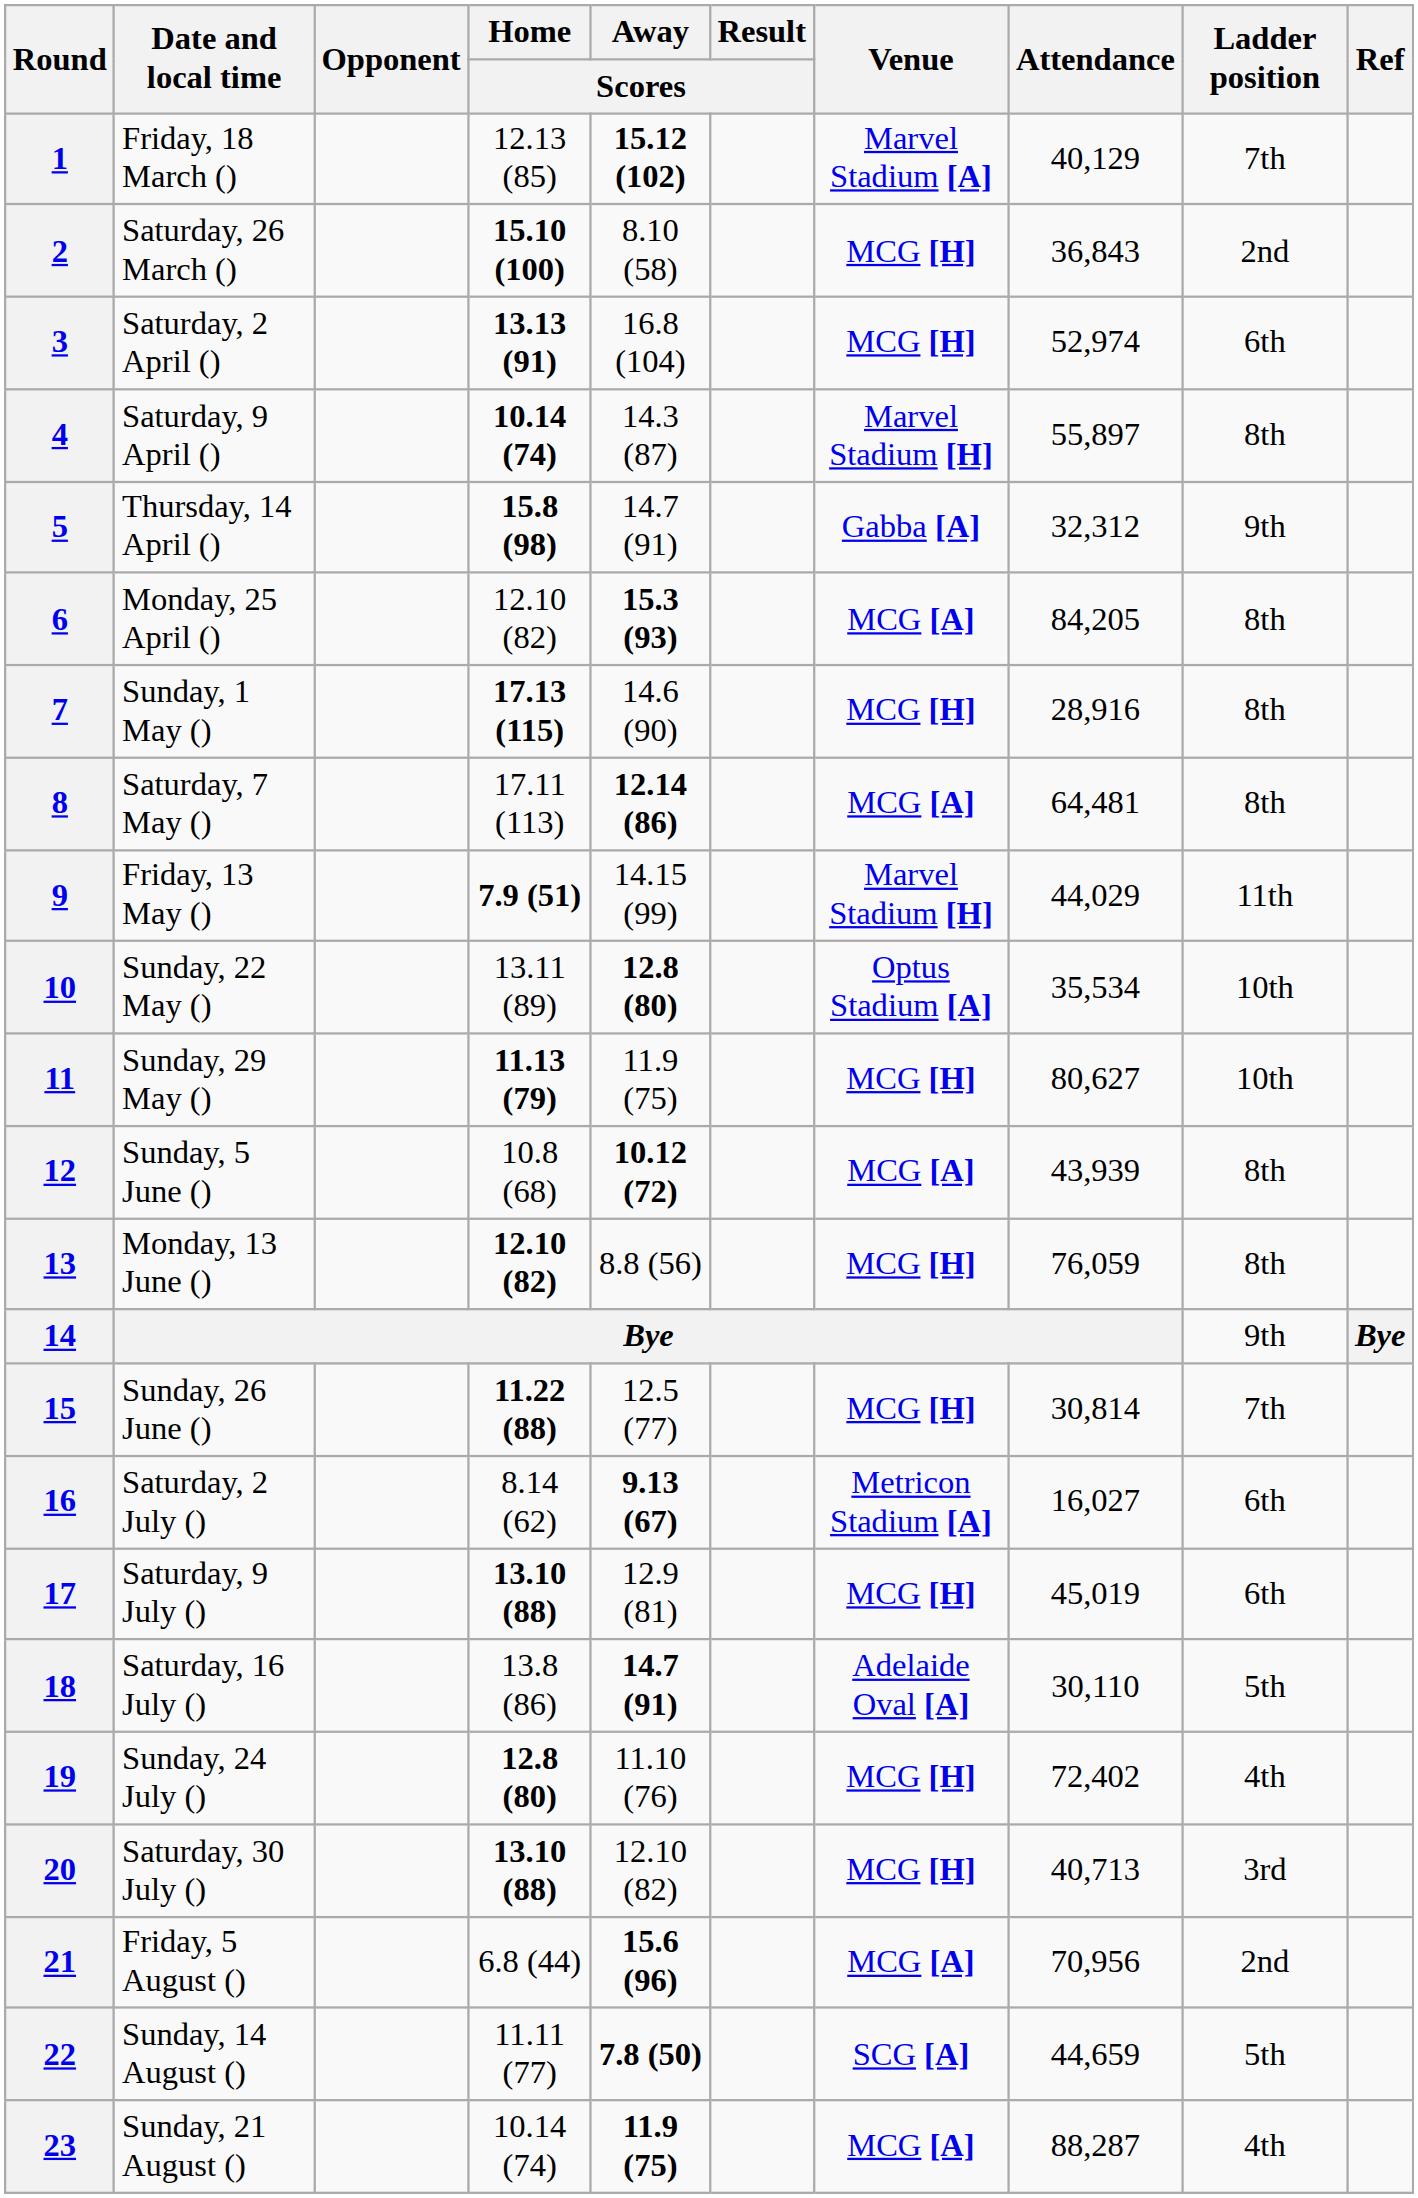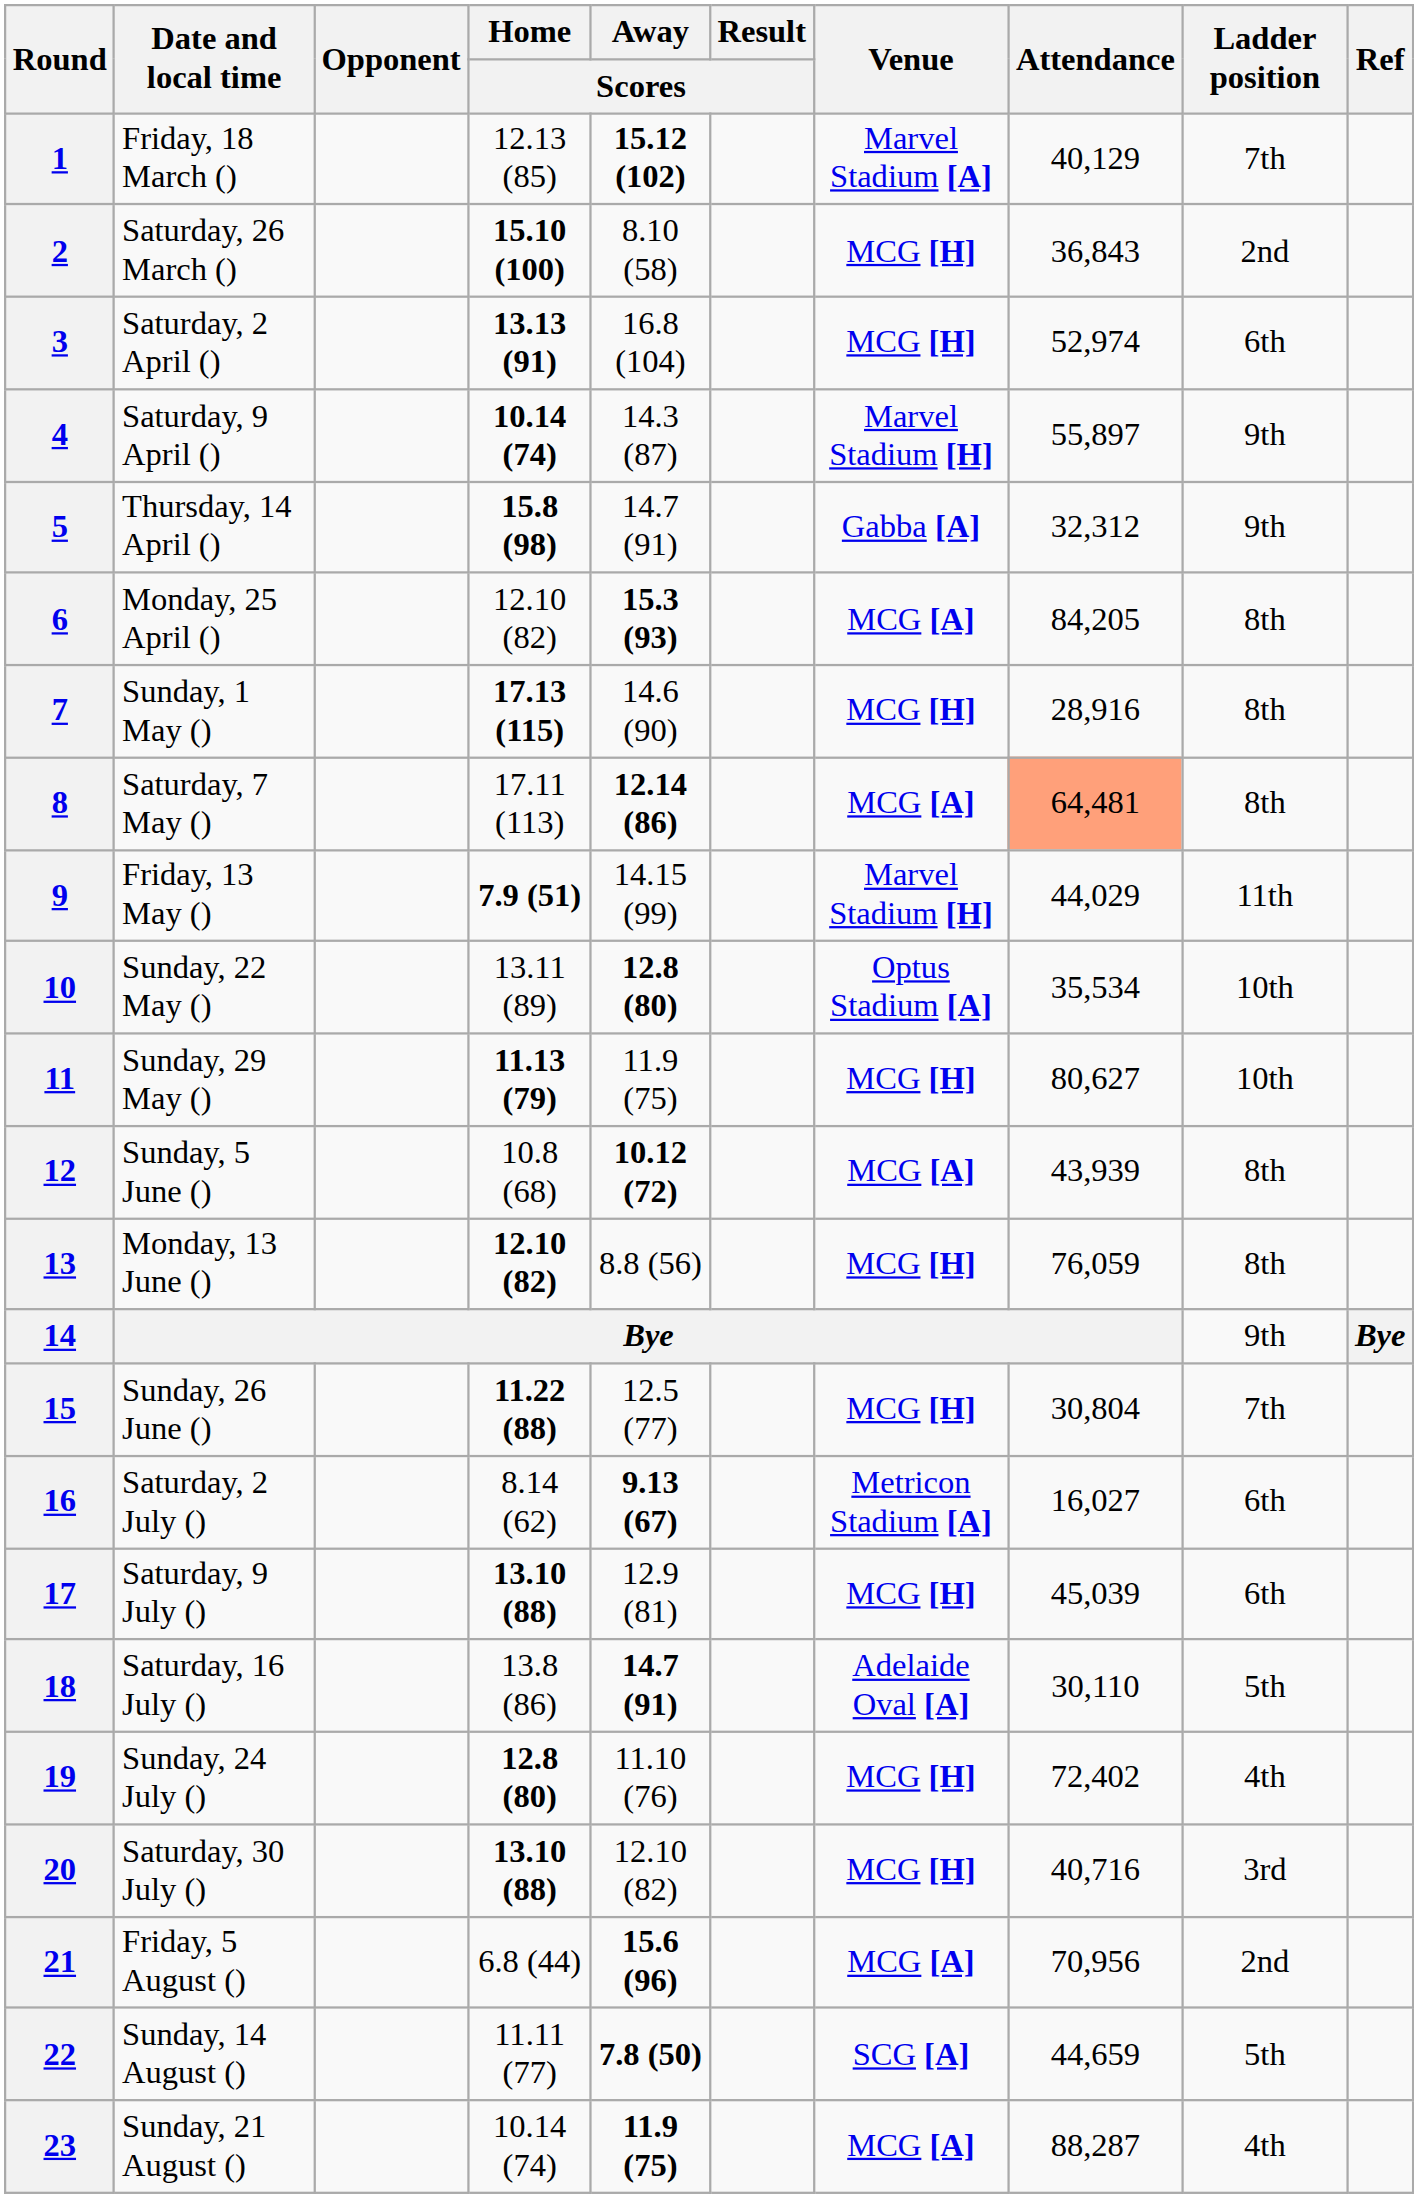(1265, 434) 8th -> (1265, 434) 9th
(1095, 802) no background -> (1095, 802) lightsalmon background
(1095, 1409) 30,814 -> (1095, 1409) 30,804
(1095, 1593) 45,019 -> (1095, 1593) 45,039
(1095, 1869) 40,713 -> (1095, 1869) 40,716
